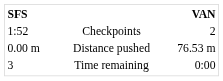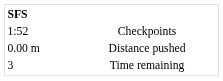- column: (204, 14)
